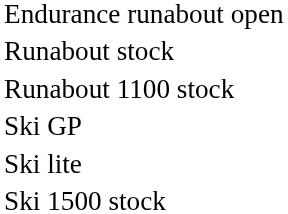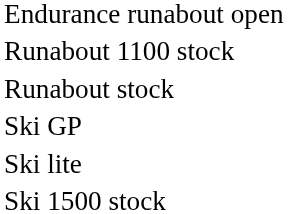rows swapped: (89, 51) <-> (119, 88)
